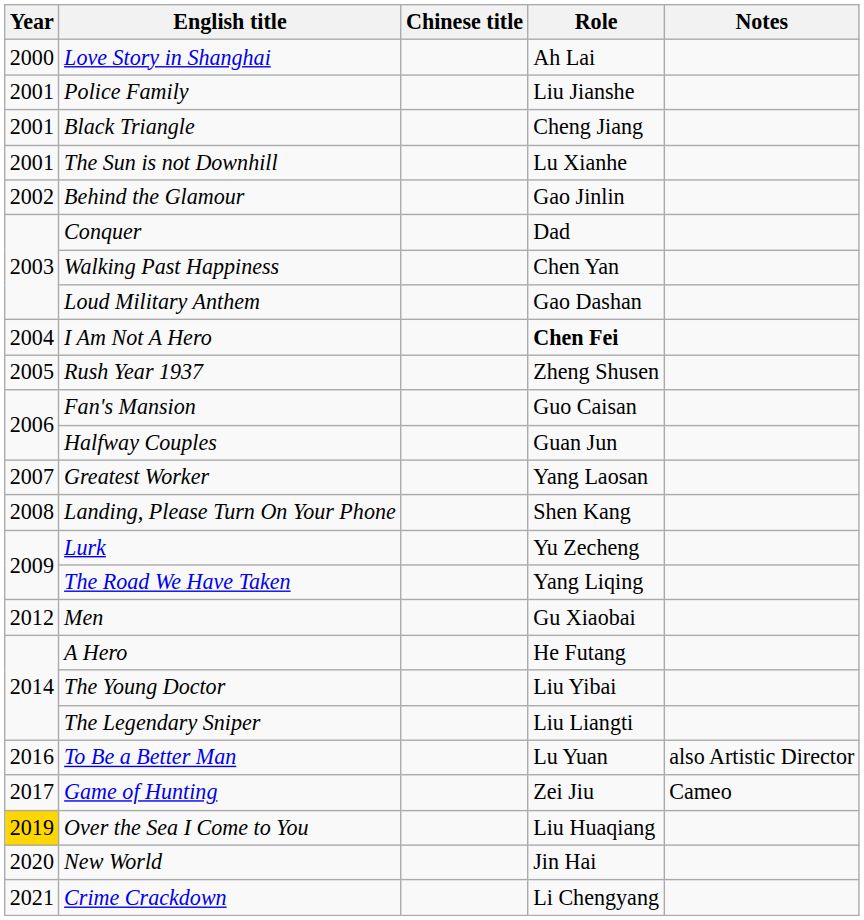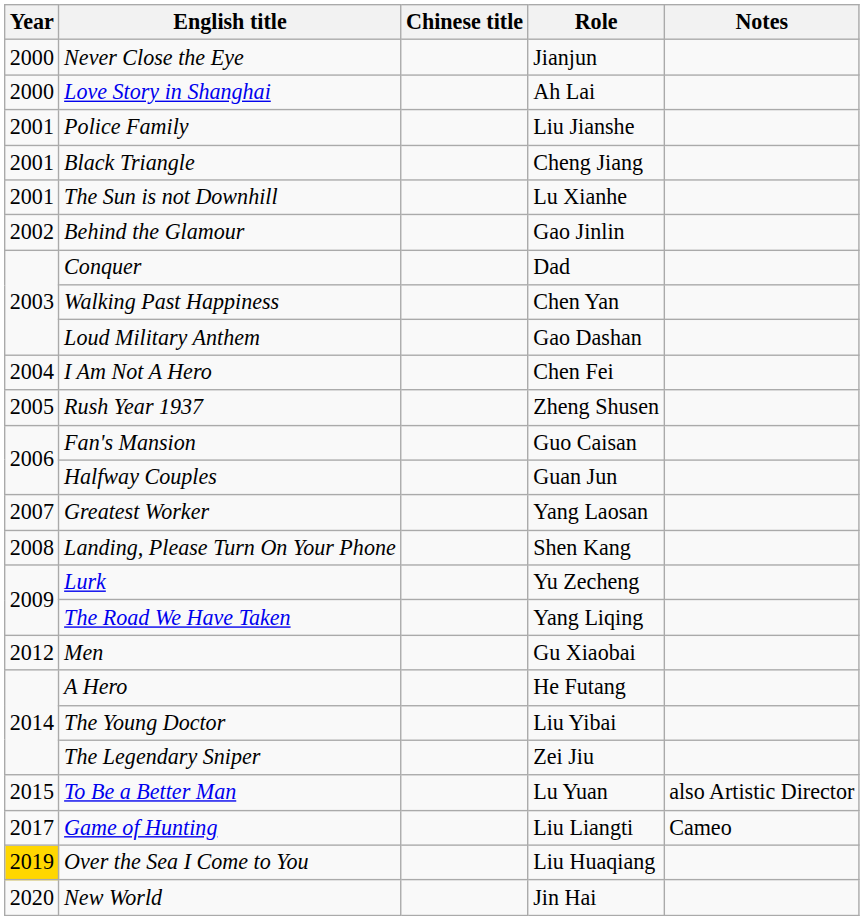+ row: (154, 57)
(576, 337) bold -> (573, 372) normal
(583, 722) Liu Liangti -> (564, 757) Zei Jiu
(32, 757) 2016 -> (32, 792) 2015
(564, 792) Zei Jiu -> (583, 827) Liu Liangti
- row: (145, 897)
